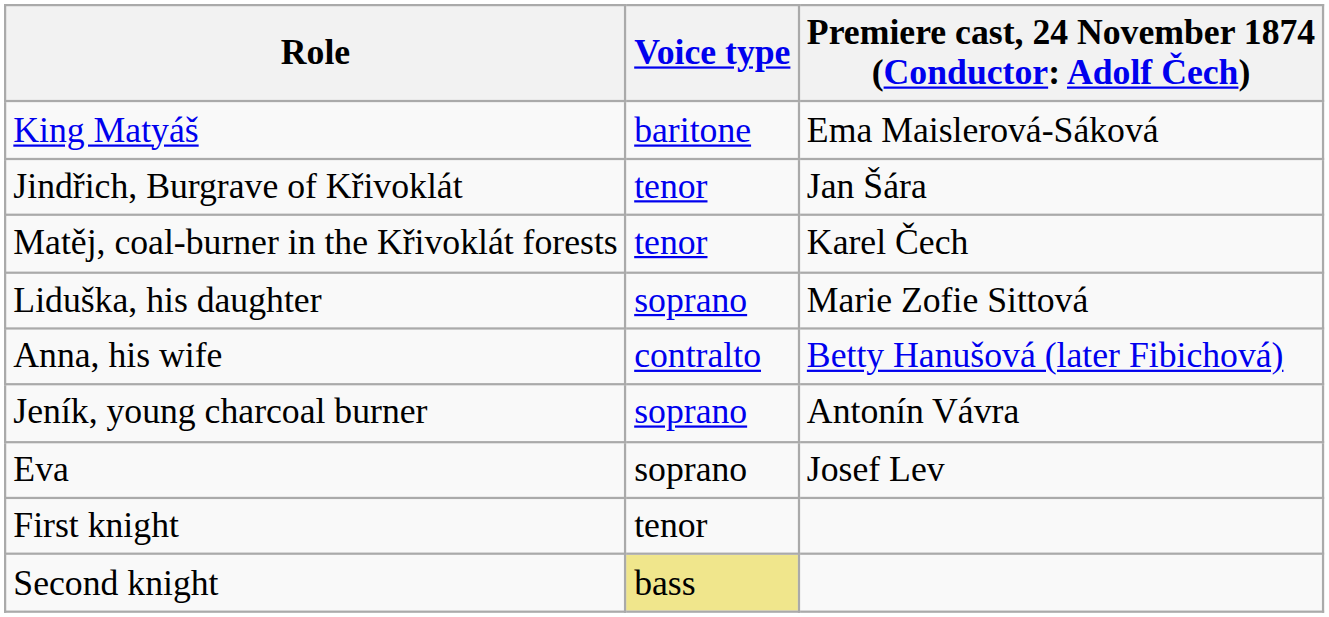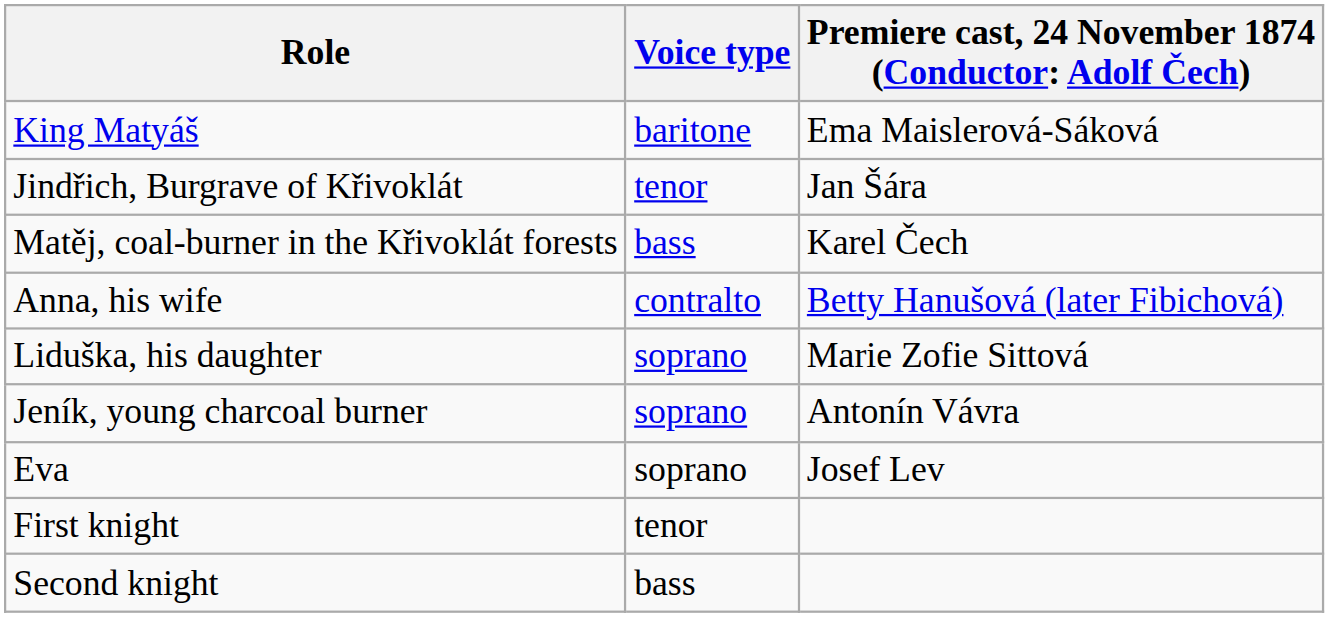(671, 242) tenor -> (665, 242) bass
rows swapped: (118, 355) <-> (167, 299)
(665, 582) khaki background -> (665, 582) no background
